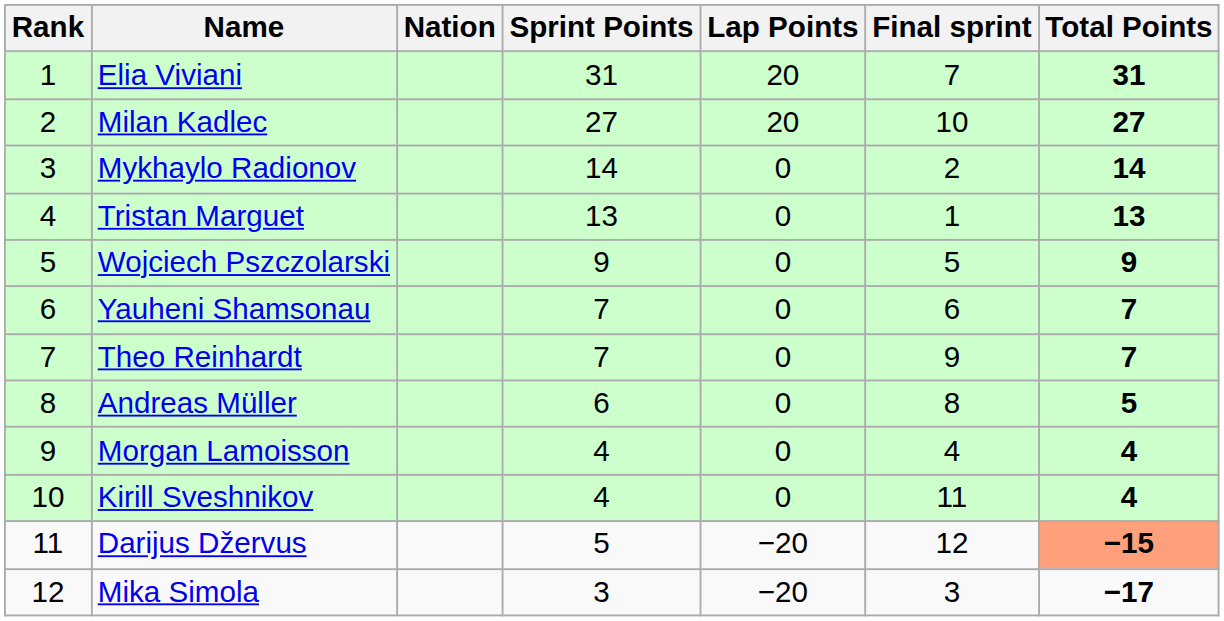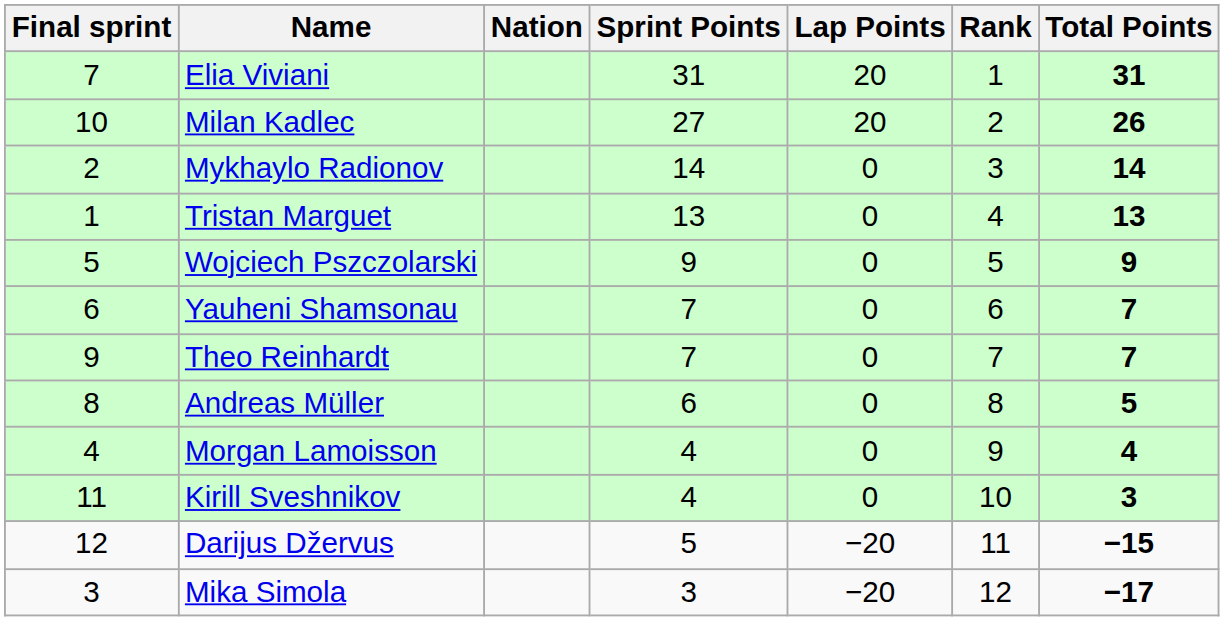columns swapped: (48, 27) <-> (952, 27)
(1129, 121) 27 -> (1129, 121) 26
(1129, 497) 4 -> (1129, 497) 3
(1129, 544) lightsalmon background -> (1129, 544) no background
